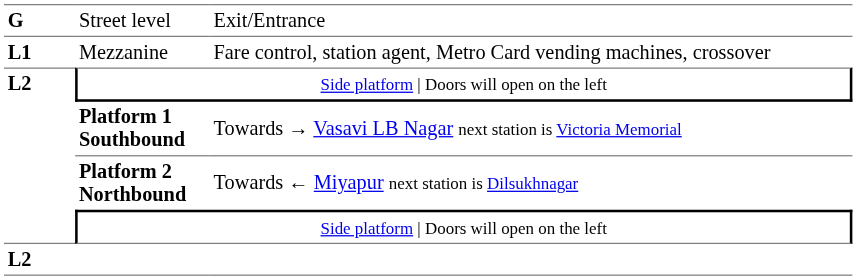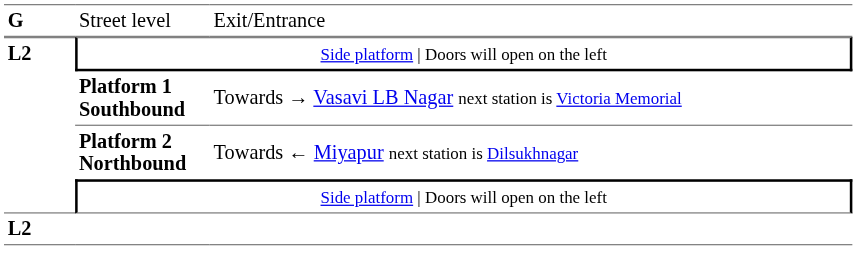- row: (123, 52)
